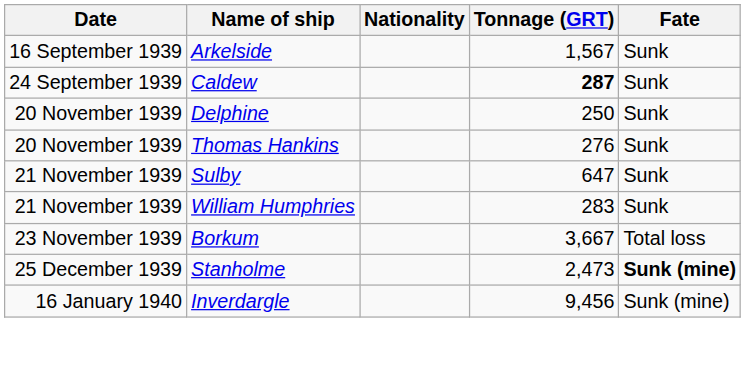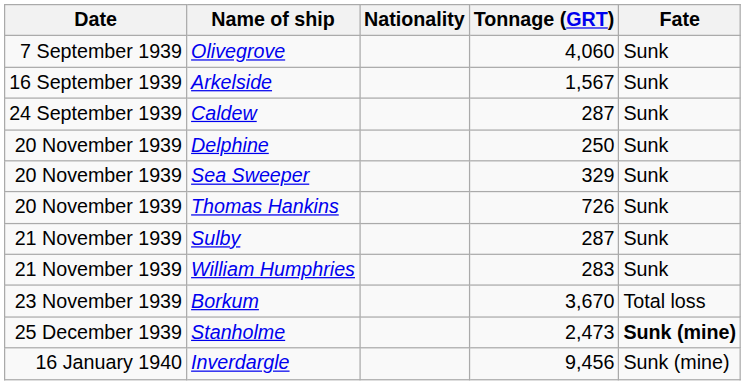+ row: (238, 51)
(598, 82) bold -> (598, 113) normal
+ row: (250, 176)
(598, 144) 276 -> (598, 207) 726
(598, 176) 647 -> (598, 238) 287
(590, 238) 3,667 -> (590, 301) 3,670
